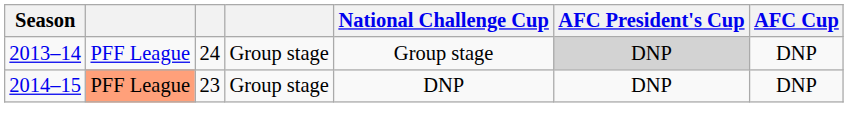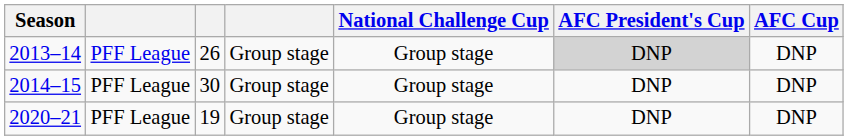(210, 53) 24 -> (210, 53) 26
(140, 85) lightsalmon background -> (140, 85) no background
(210, 85) 23 -> (210, 85) 30
(444, 85) DNP -> (444, 85) Group stage
+ row: (45, 118)
